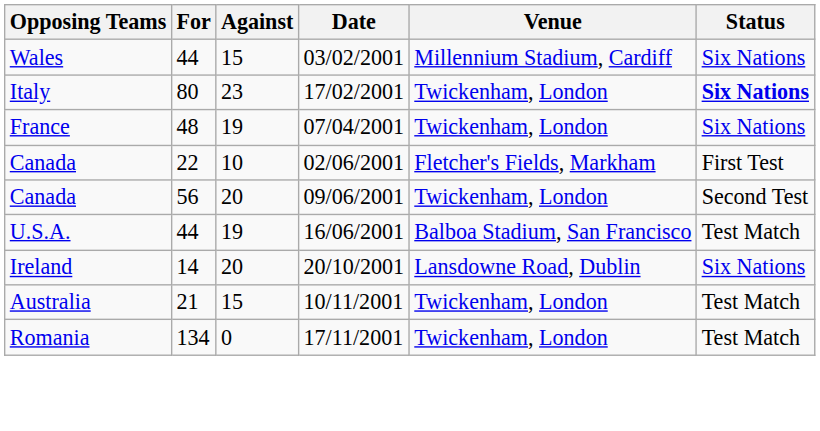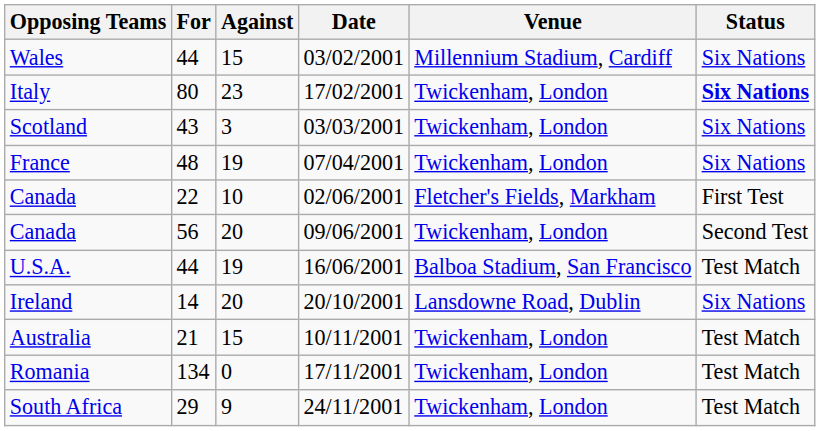+ row: (48, 127)
+ row: (66, 407)
